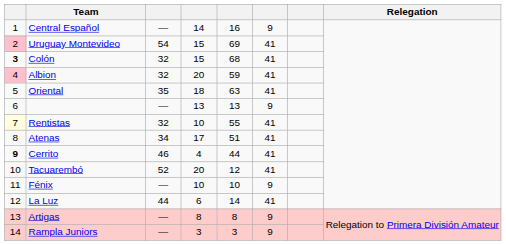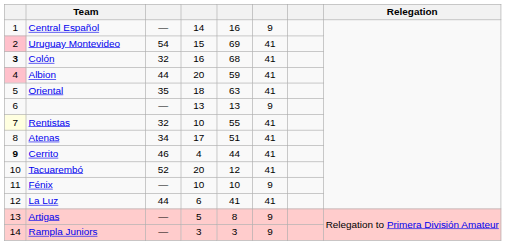(199, 59) 15 -> (199, 59) 16
(163, 75) 32 -> (163, 75) 44
(234, 201) 14 -> (234, 201) 41
(199, 216) 8 -> (199, 216) 5
